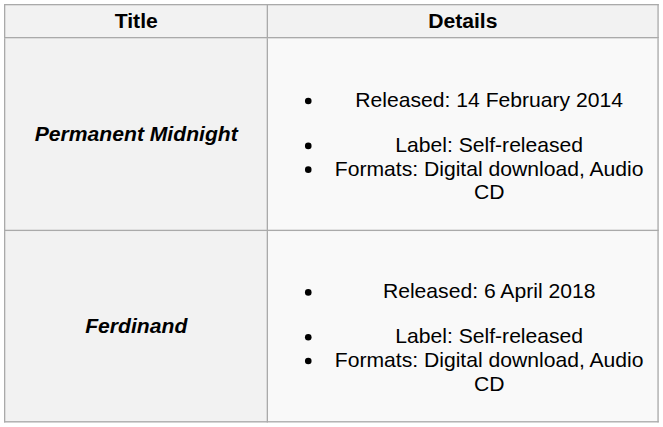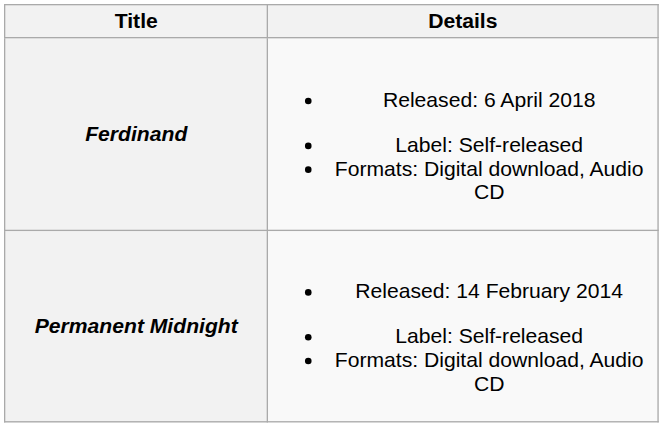rows swapped: (136, 133) <-> (136, 325)
